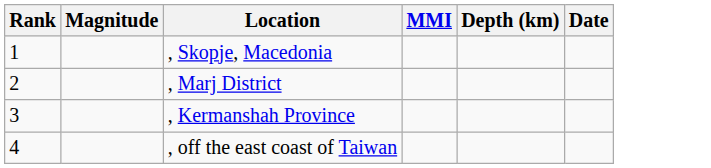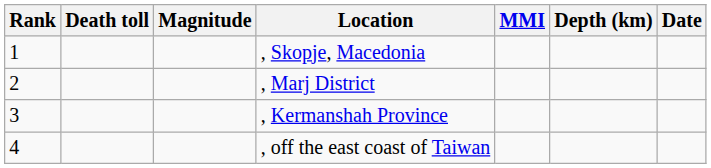+ column: (107, 20)
